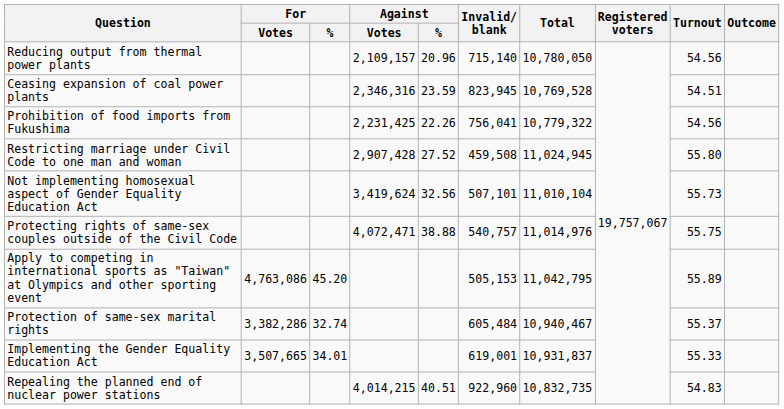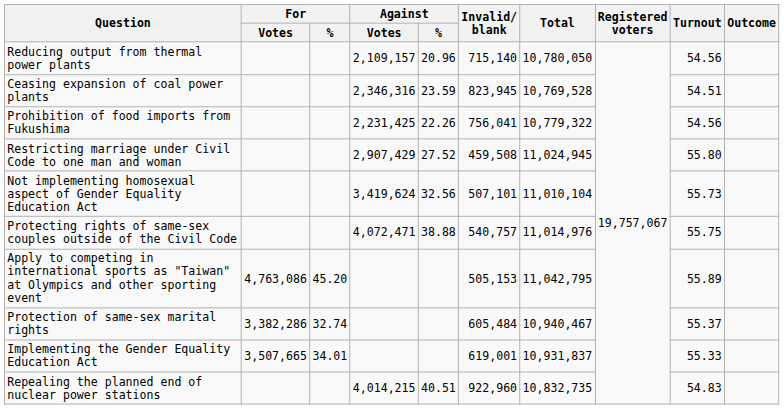(384, 155) 2,907,428 -> (384, 155) 2,907,429
